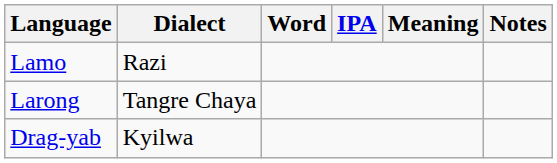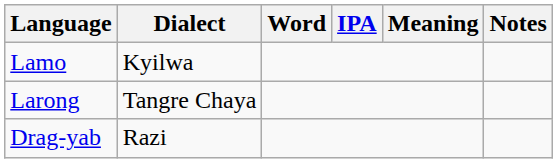(145, 61) Razi -> (158, 61) Kyilwa
(158, 137) Kyilwa -> (145, 137) Razi
